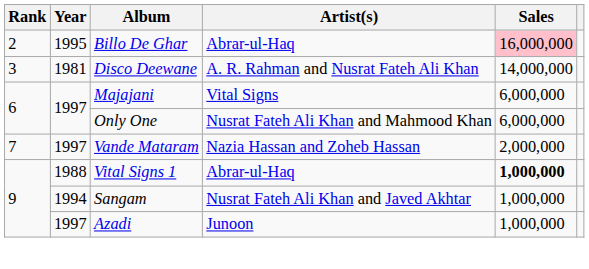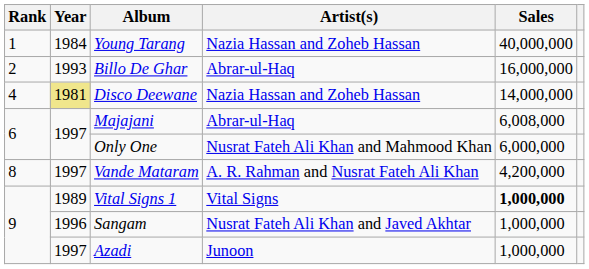+ row: (140, 43)
(70, 43) 1995 -> (70, 69) 1993
(536, 43) pink background -> (536, 69) no background
(12, 69) 3 -> (12, 95) 4
(70, 69) no background -> (70, 95) khaki background
(343, 69) A. R. Rahman and Nusrat Fateh Ali Khan -> (313, 95) Nazia Hassan and Zoheb Hassan
(242, 95) Vital Signs -> (251, 120) Abrar-ul-Haq
(532, 95) 6,000,000 -> (532, 120) 6,008,000
(12, 146) 7 -> (12, 172) 8
(313, 146) Nazia Hassan and Zoheb Hassan -> (343, 172) A. R. Rahman and Nusrat Fateh Ali Khan
(532, 146) 2,000,000 -> (532, 172) 4,200,000
(70, 172) 1988 -> (70, 198) 1989
(251, 172) Abrar-ul-Haq -> (242, 198) Vital Signs
(70, 198) 1994 -> (70, 224) 1996
